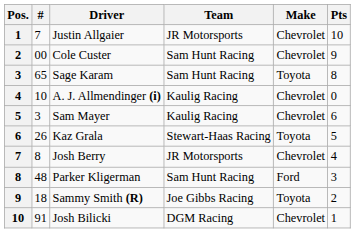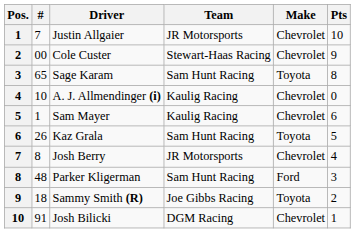(210, 55) Sam Hunt Racing -> (219, 55) Stewart-Haas Racing
(38, 116) 3 -> (38, 116) 1
(219, 136) Stewart-Haas Racing -> (210, 136) Sam Hunt Racing
